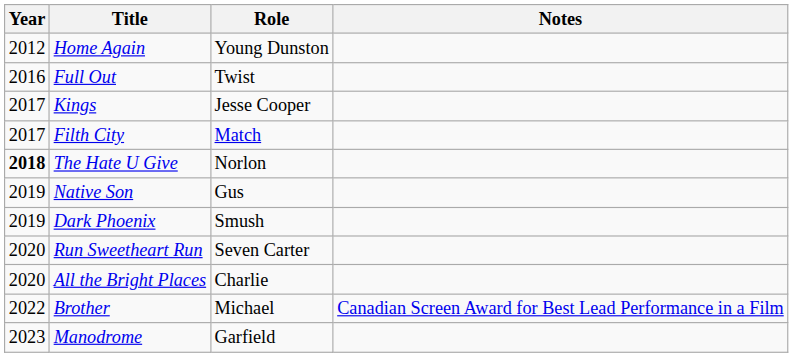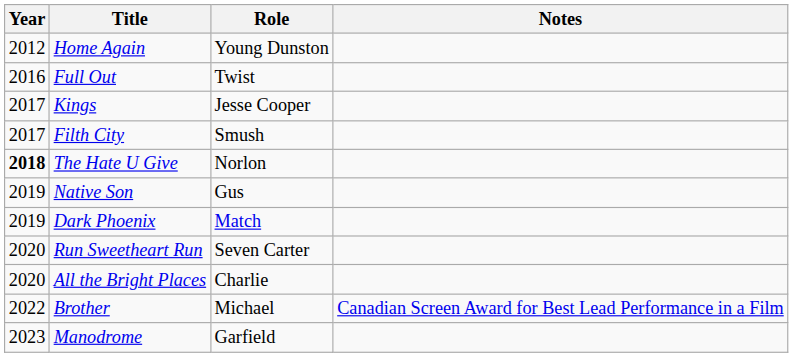(238, 134) Match -> (239, 134) Smush
(239, 221) Smush -> (238, 221) Match
